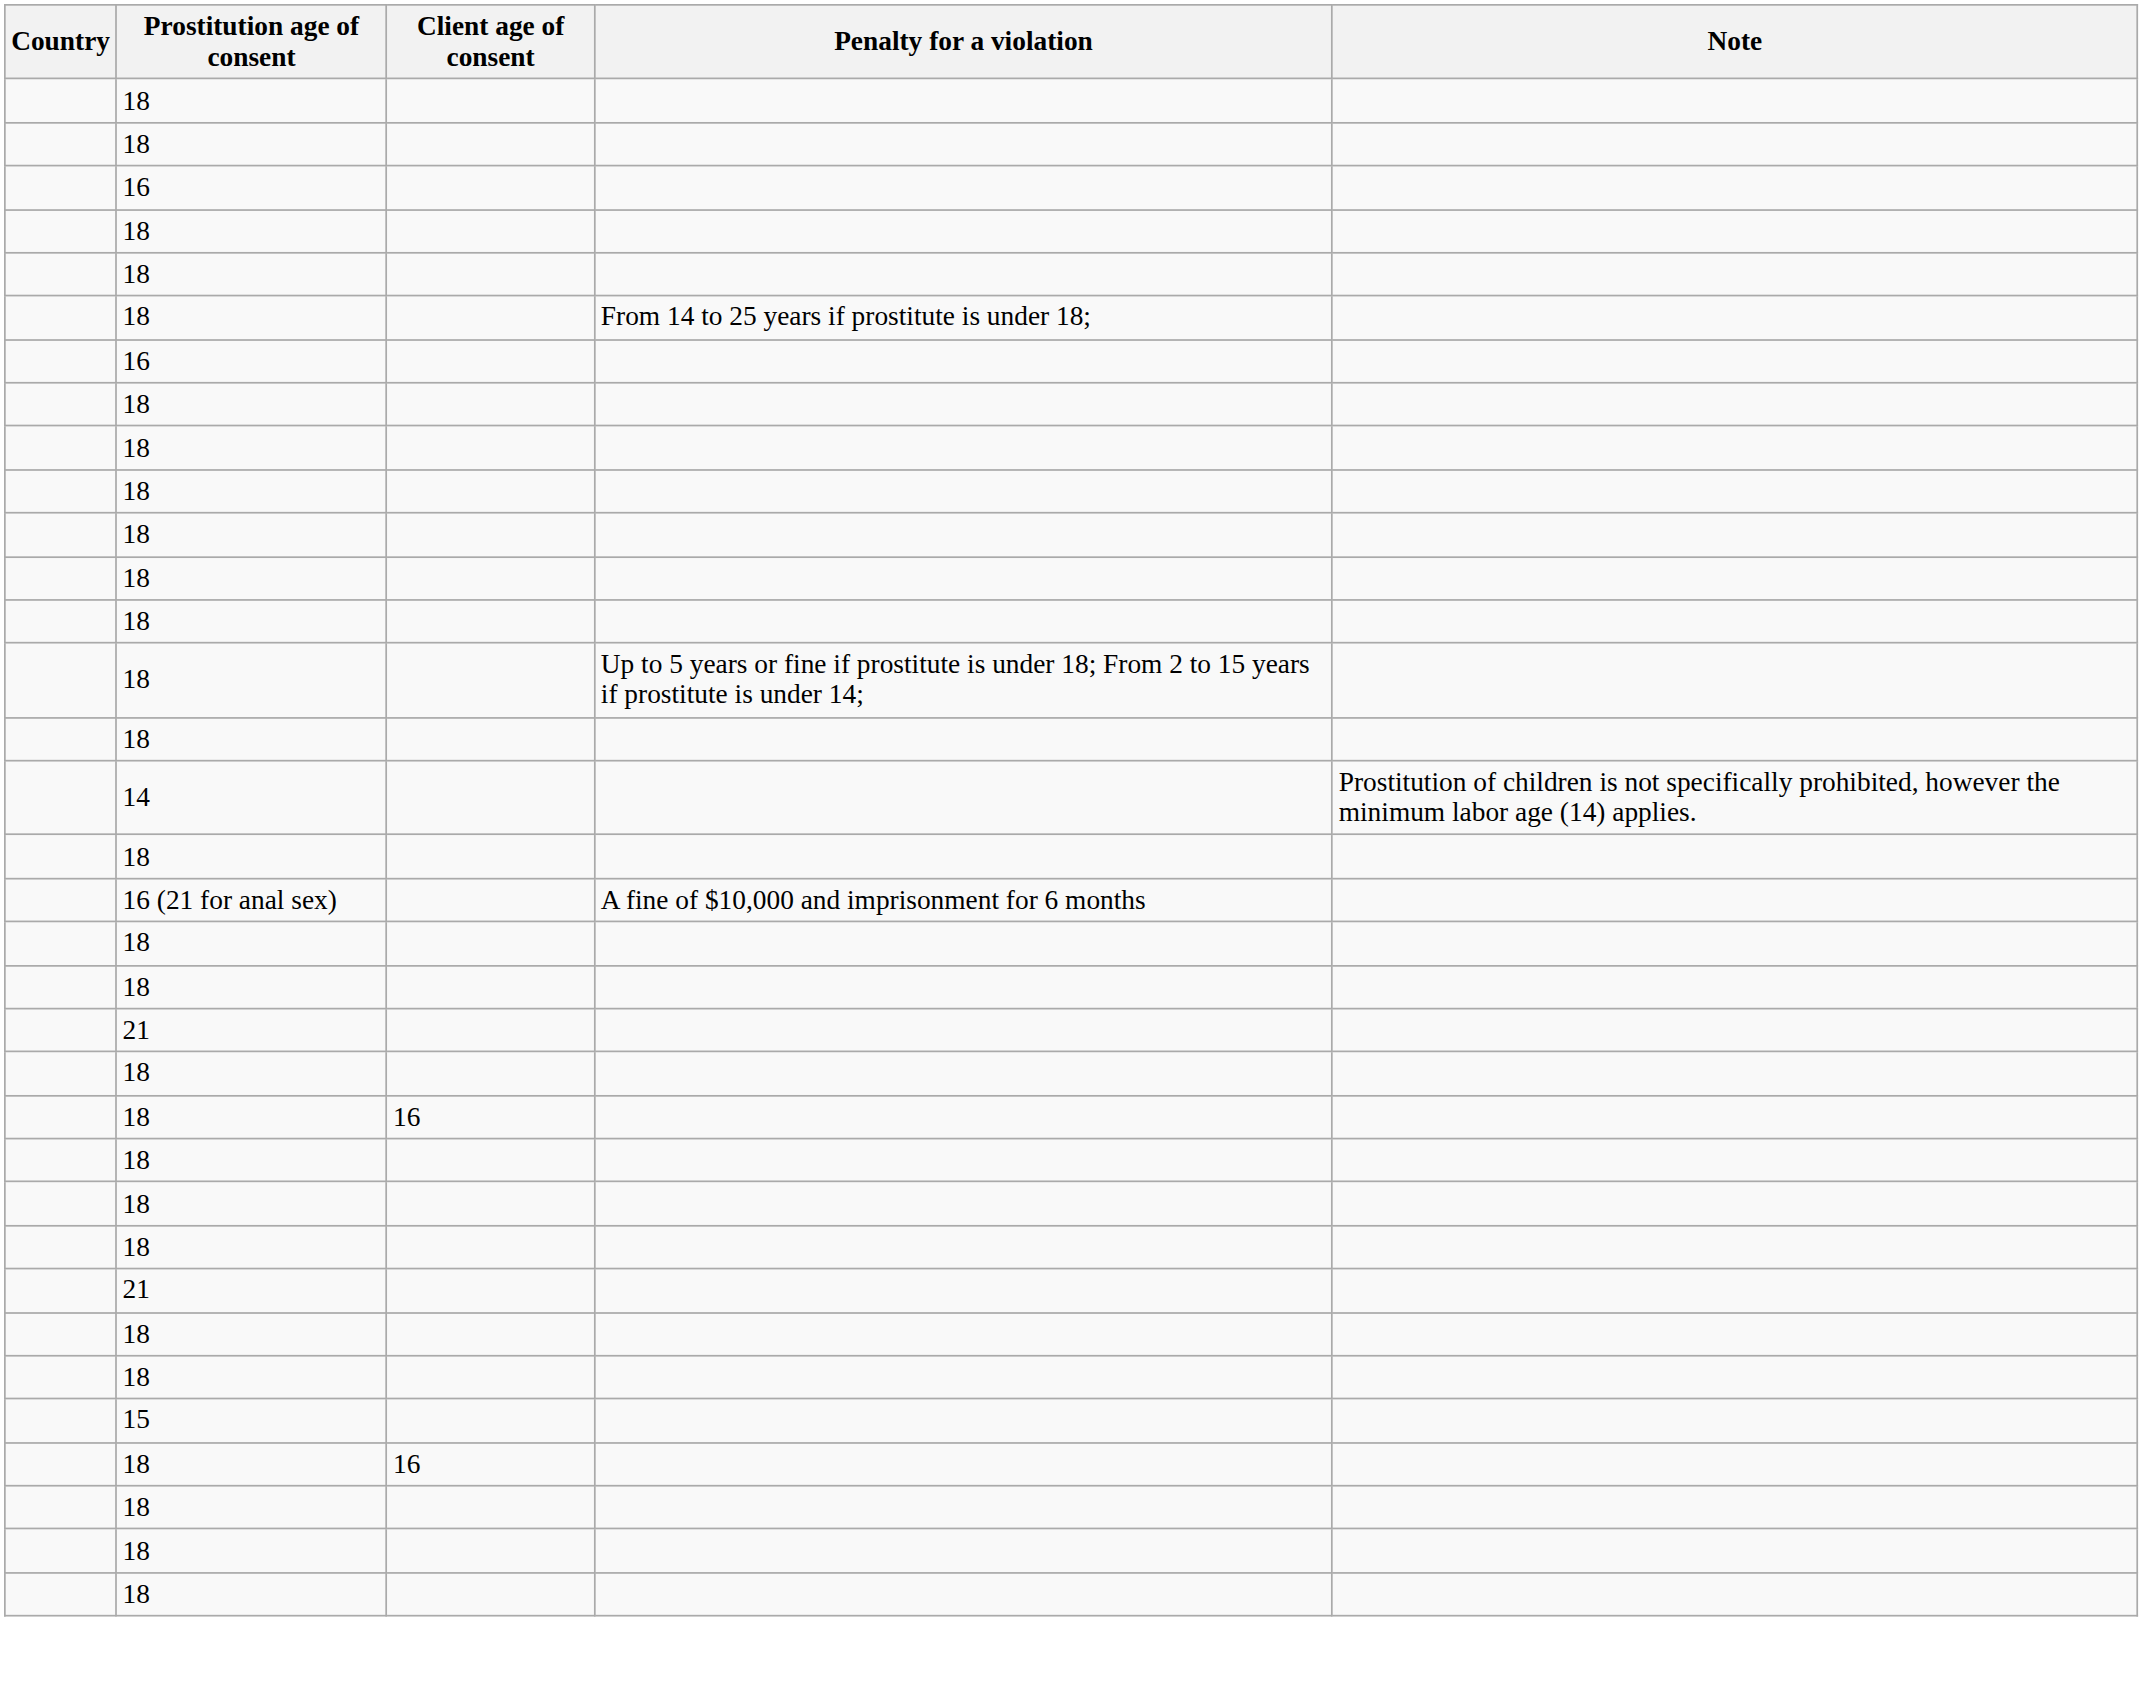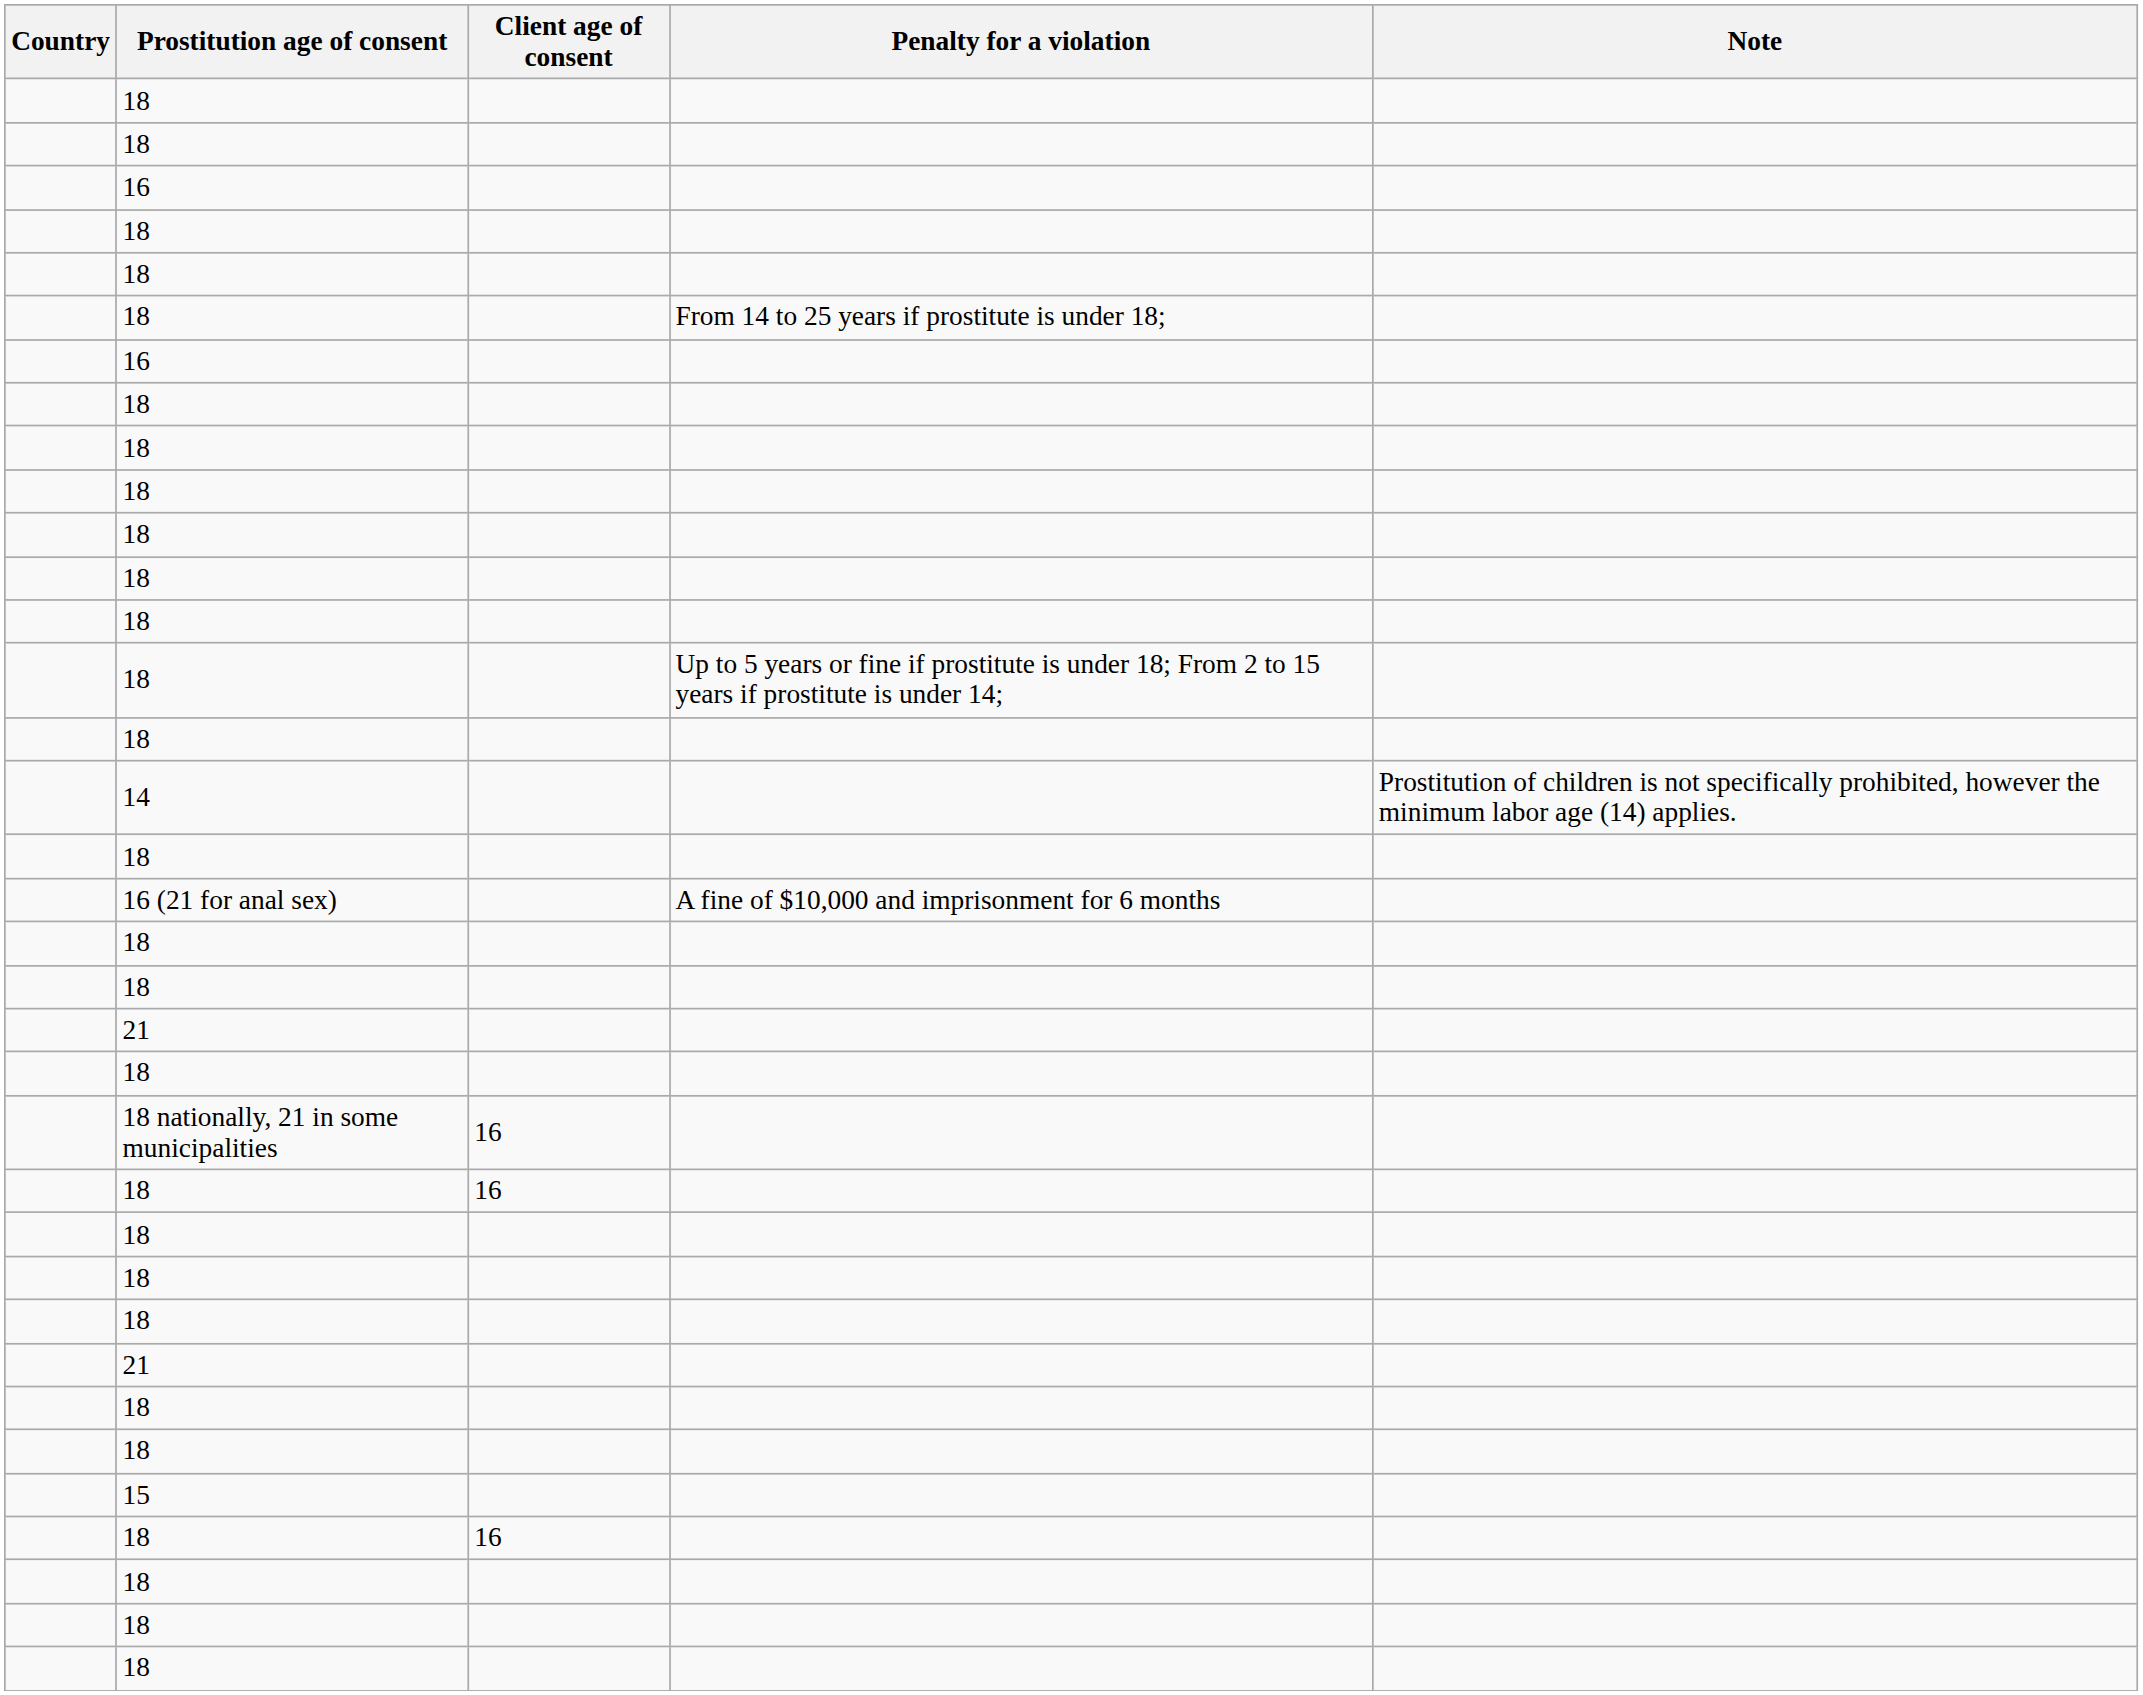+ row: (260, 1131)
